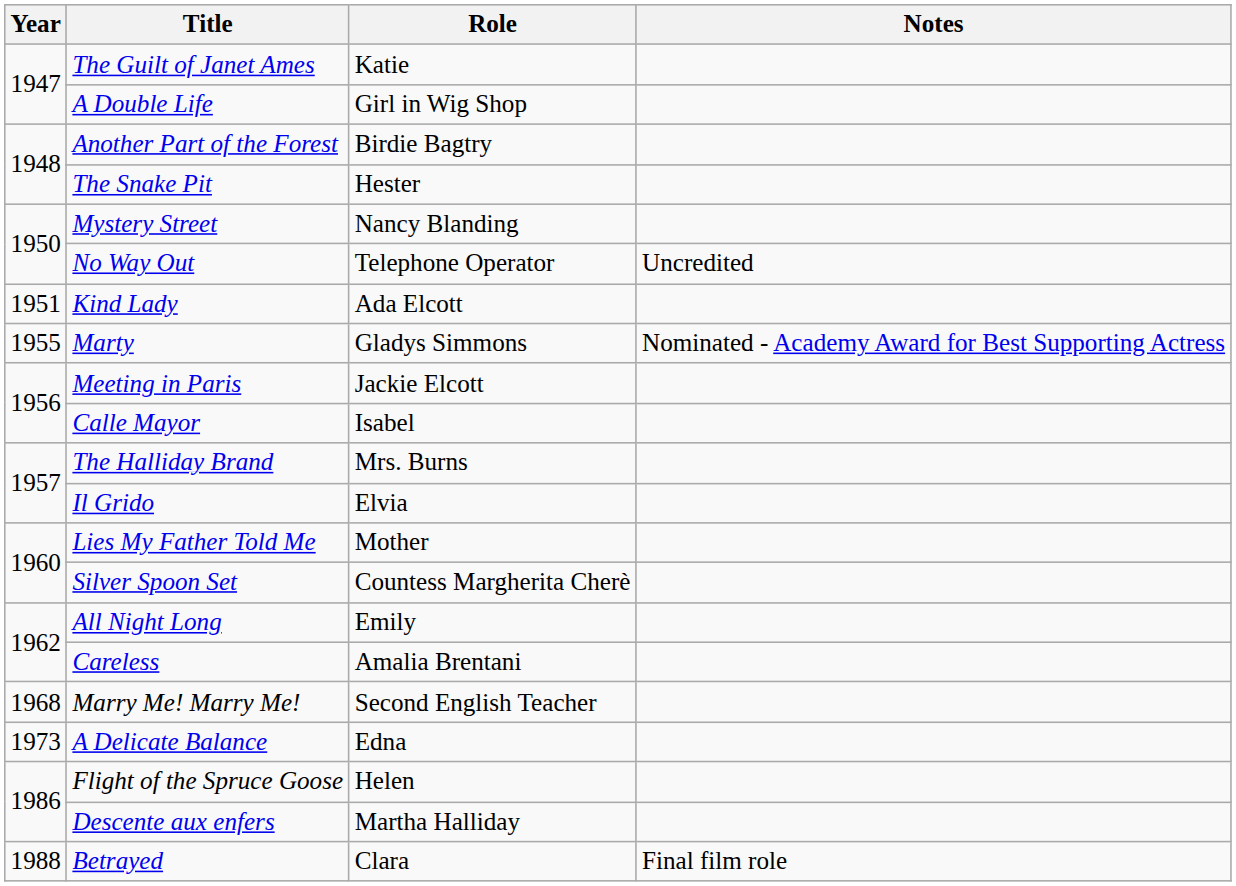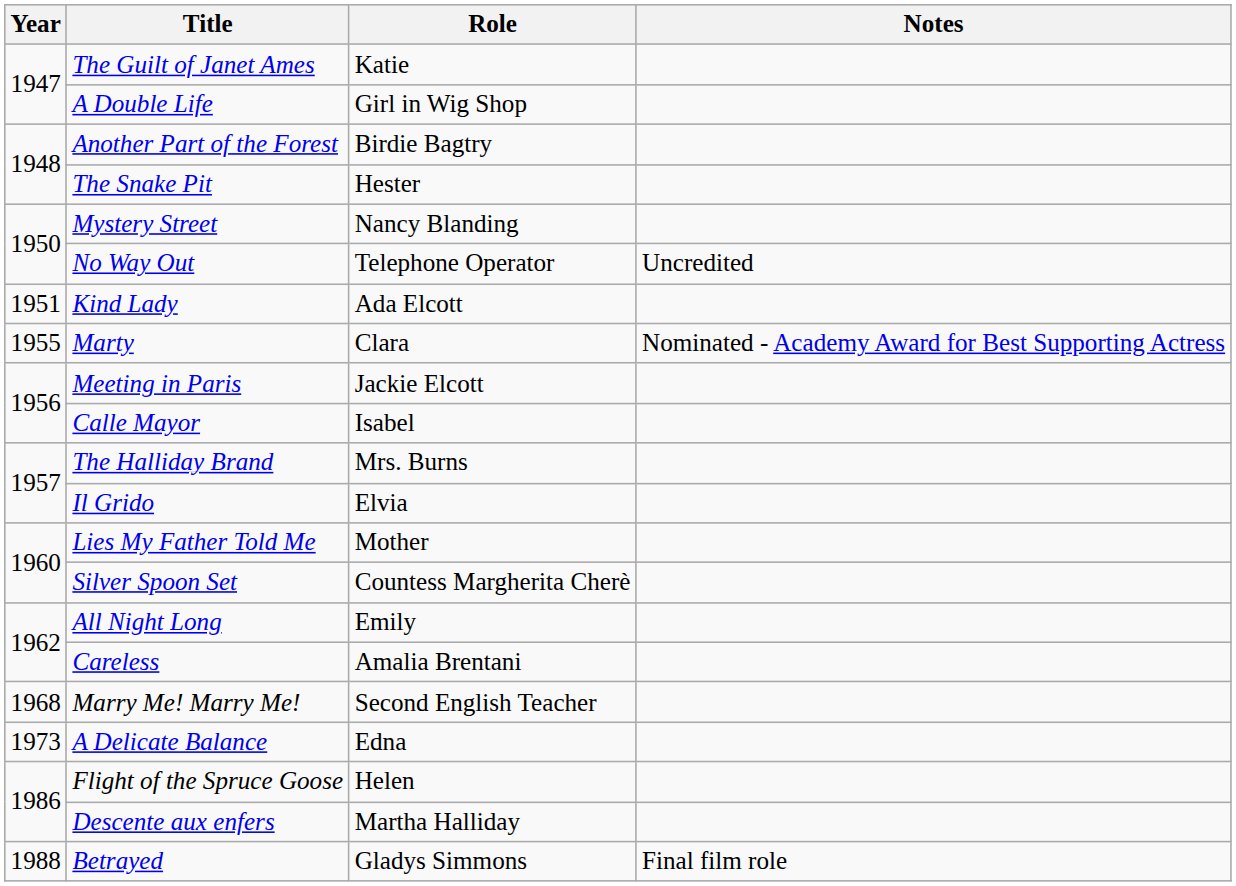(441, 343) Gladys Simmons -> (382, 343) Clara
(382, 861) Clara -> (441, 861) Gladys Simmons
